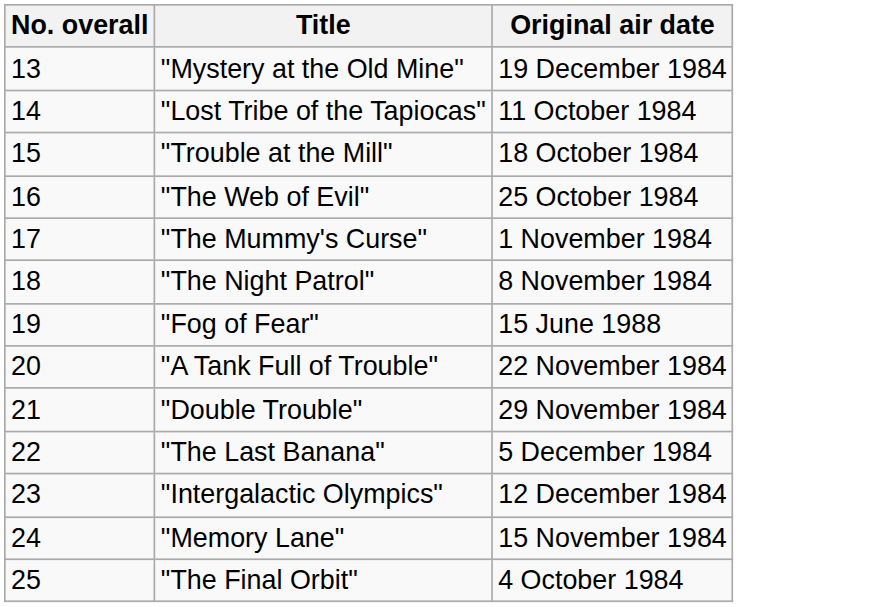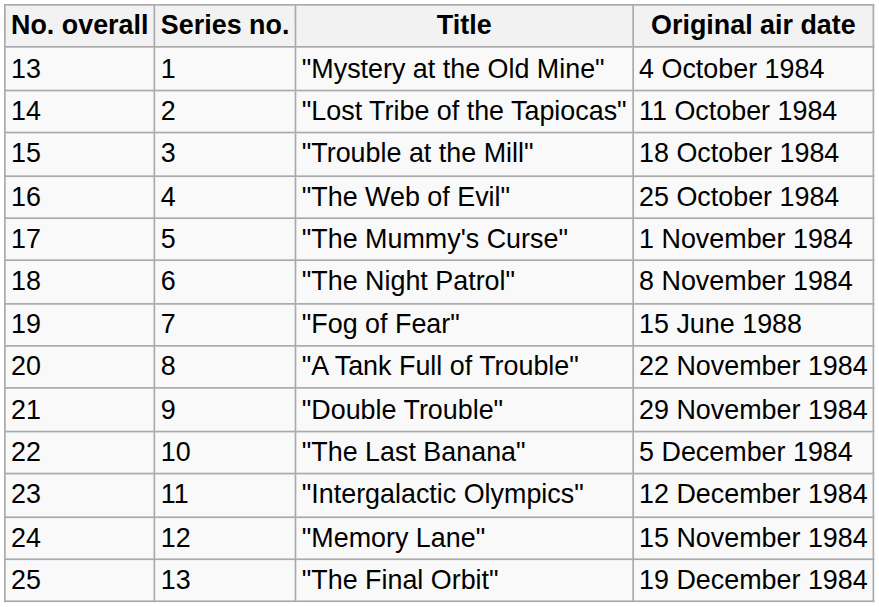+ column: (225, 25)
(613, 68) 19 December 1984 -> (732, 68) 4 October 1984
(591, 580) 4 October 1984 -> (753, 580) 19 December 1984
